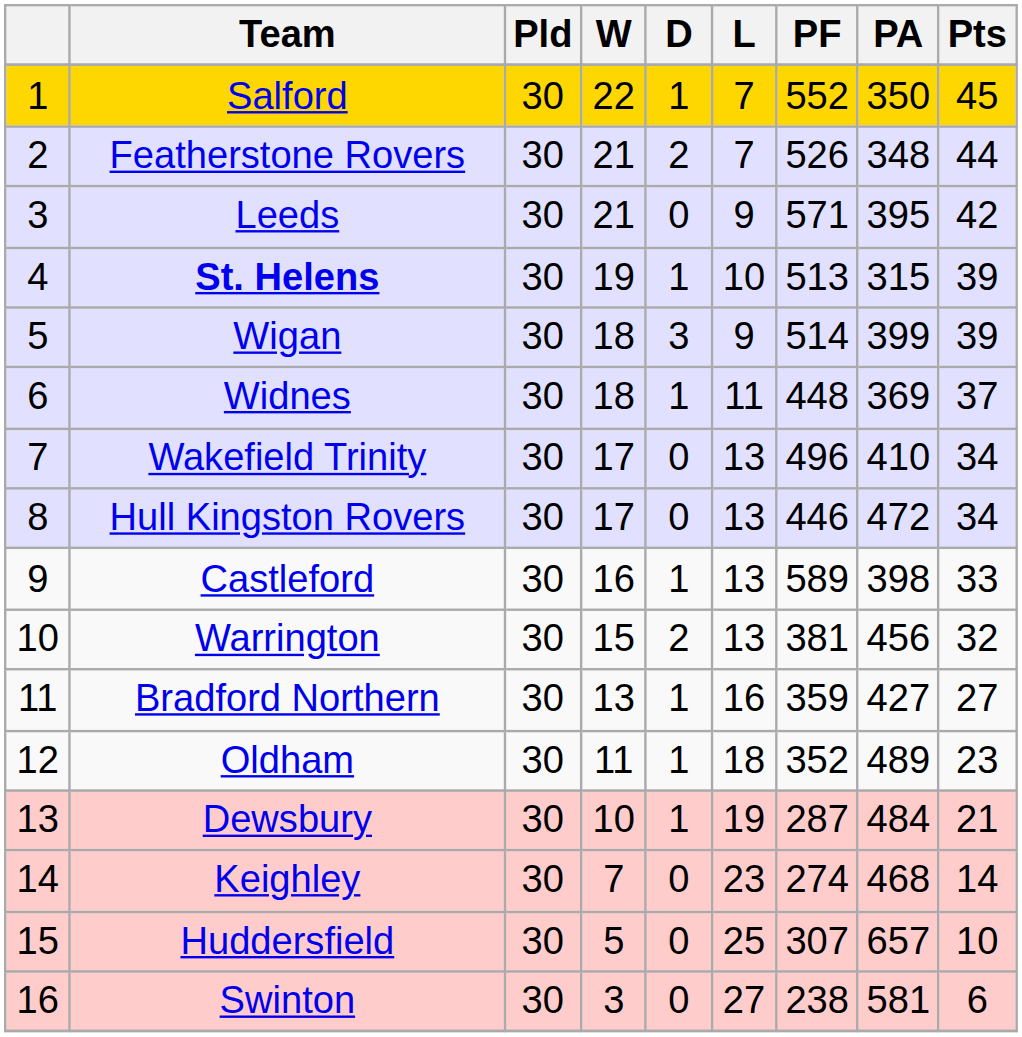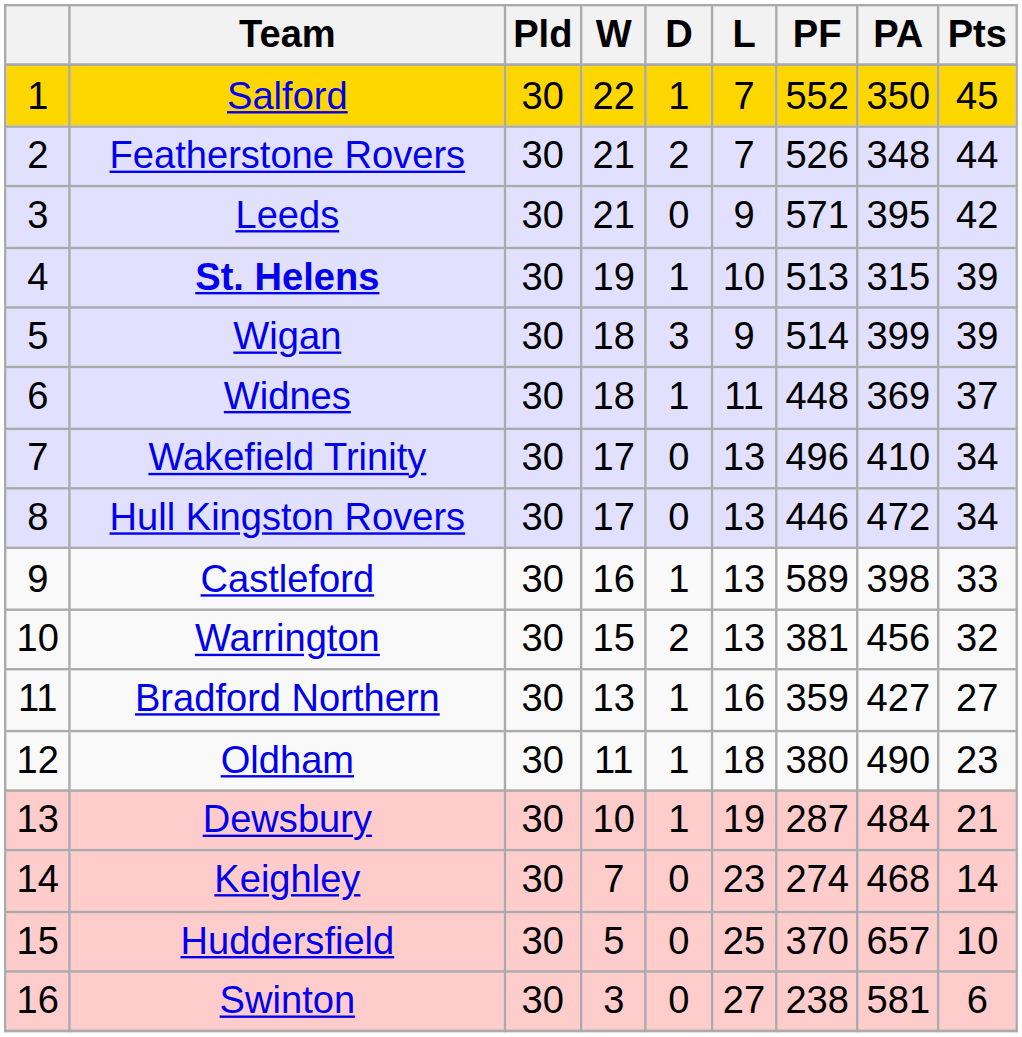(817, 759) 352 -> (817, 759) 380
(898, 759) 489 -> (898, 759) 490
(817, 940) 307 -> (817, 940) 370
